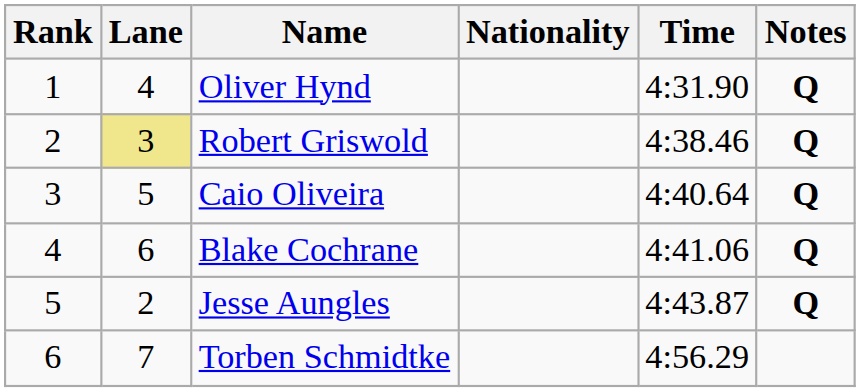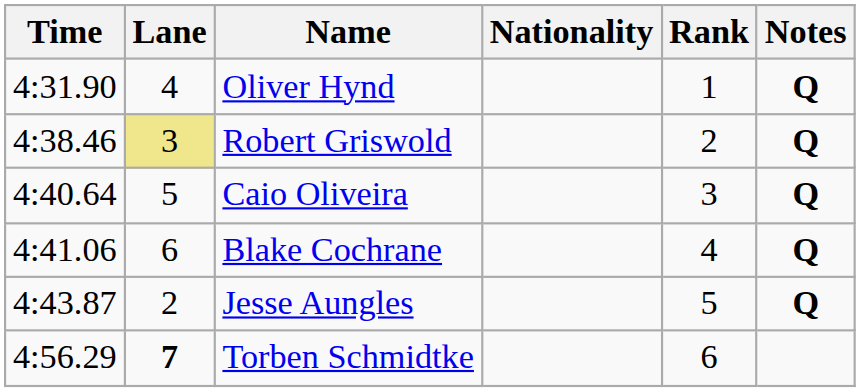columns swapped: (53, 31) <-> (697, 31)
(146, 357) normal -> (170, 357) bold
